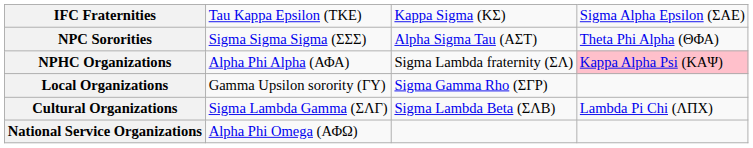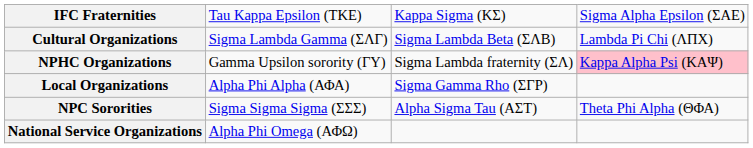rows swapped: (105, 39) <-> (105, 108)
(279, 62) Alpha Phi Alpha (ΑΦΑ) -> (297, 62) Gamma Upsilon sorority (ΓΥ)
(297, 85) Gamma Upsilon sorority (ΓΥ) -> (279, 85) Alpha Phi Alpha (ΑΦΑ)
